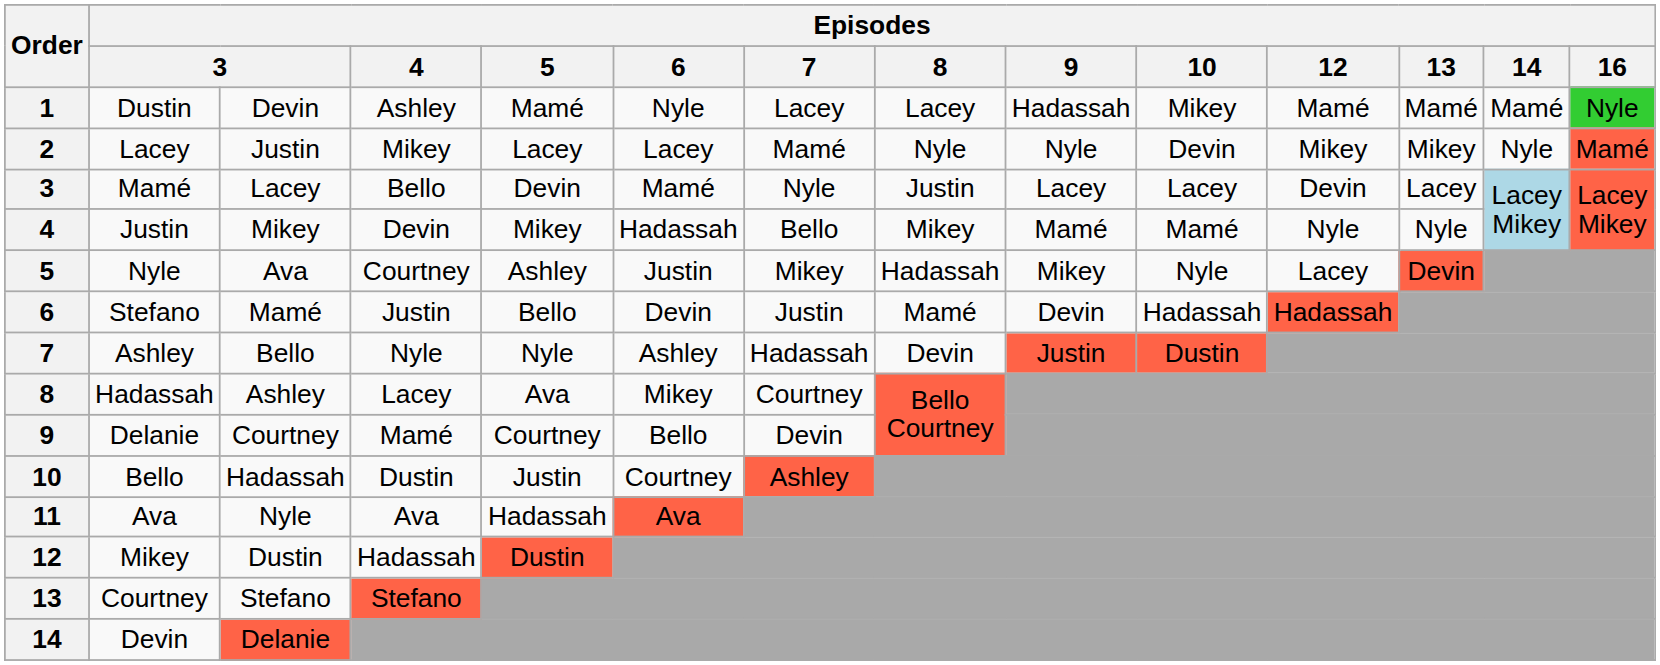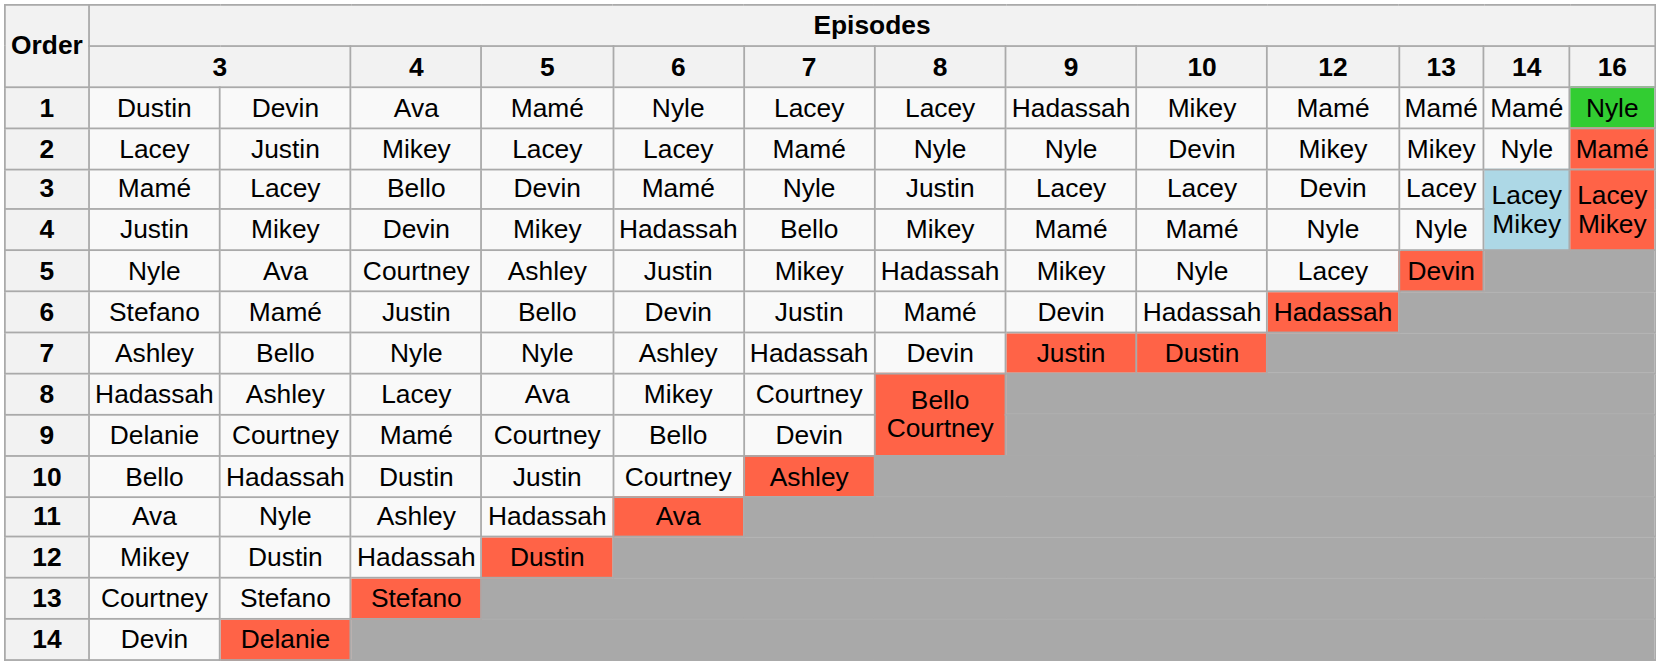(416, 107) Ashley -> (416, 107) Ava
(416, 516) Ava -> (416, 516) Ashley
